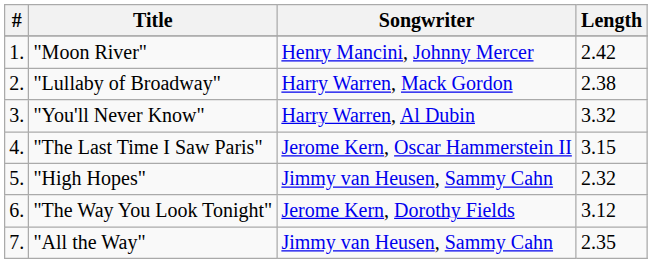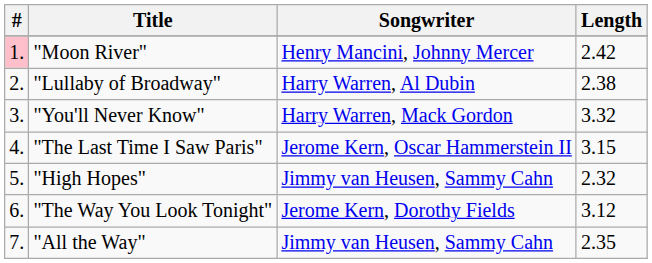(17, 52) no background -> (17, 52) pink background
(397, 83) Harry Warren, Mack Gordon -> (378, 83) Harry Warren, Al Dubin
(378, 115) Harry Warren, Al Dubin -> (397, 115) Harry Warren, Mack Gordon
